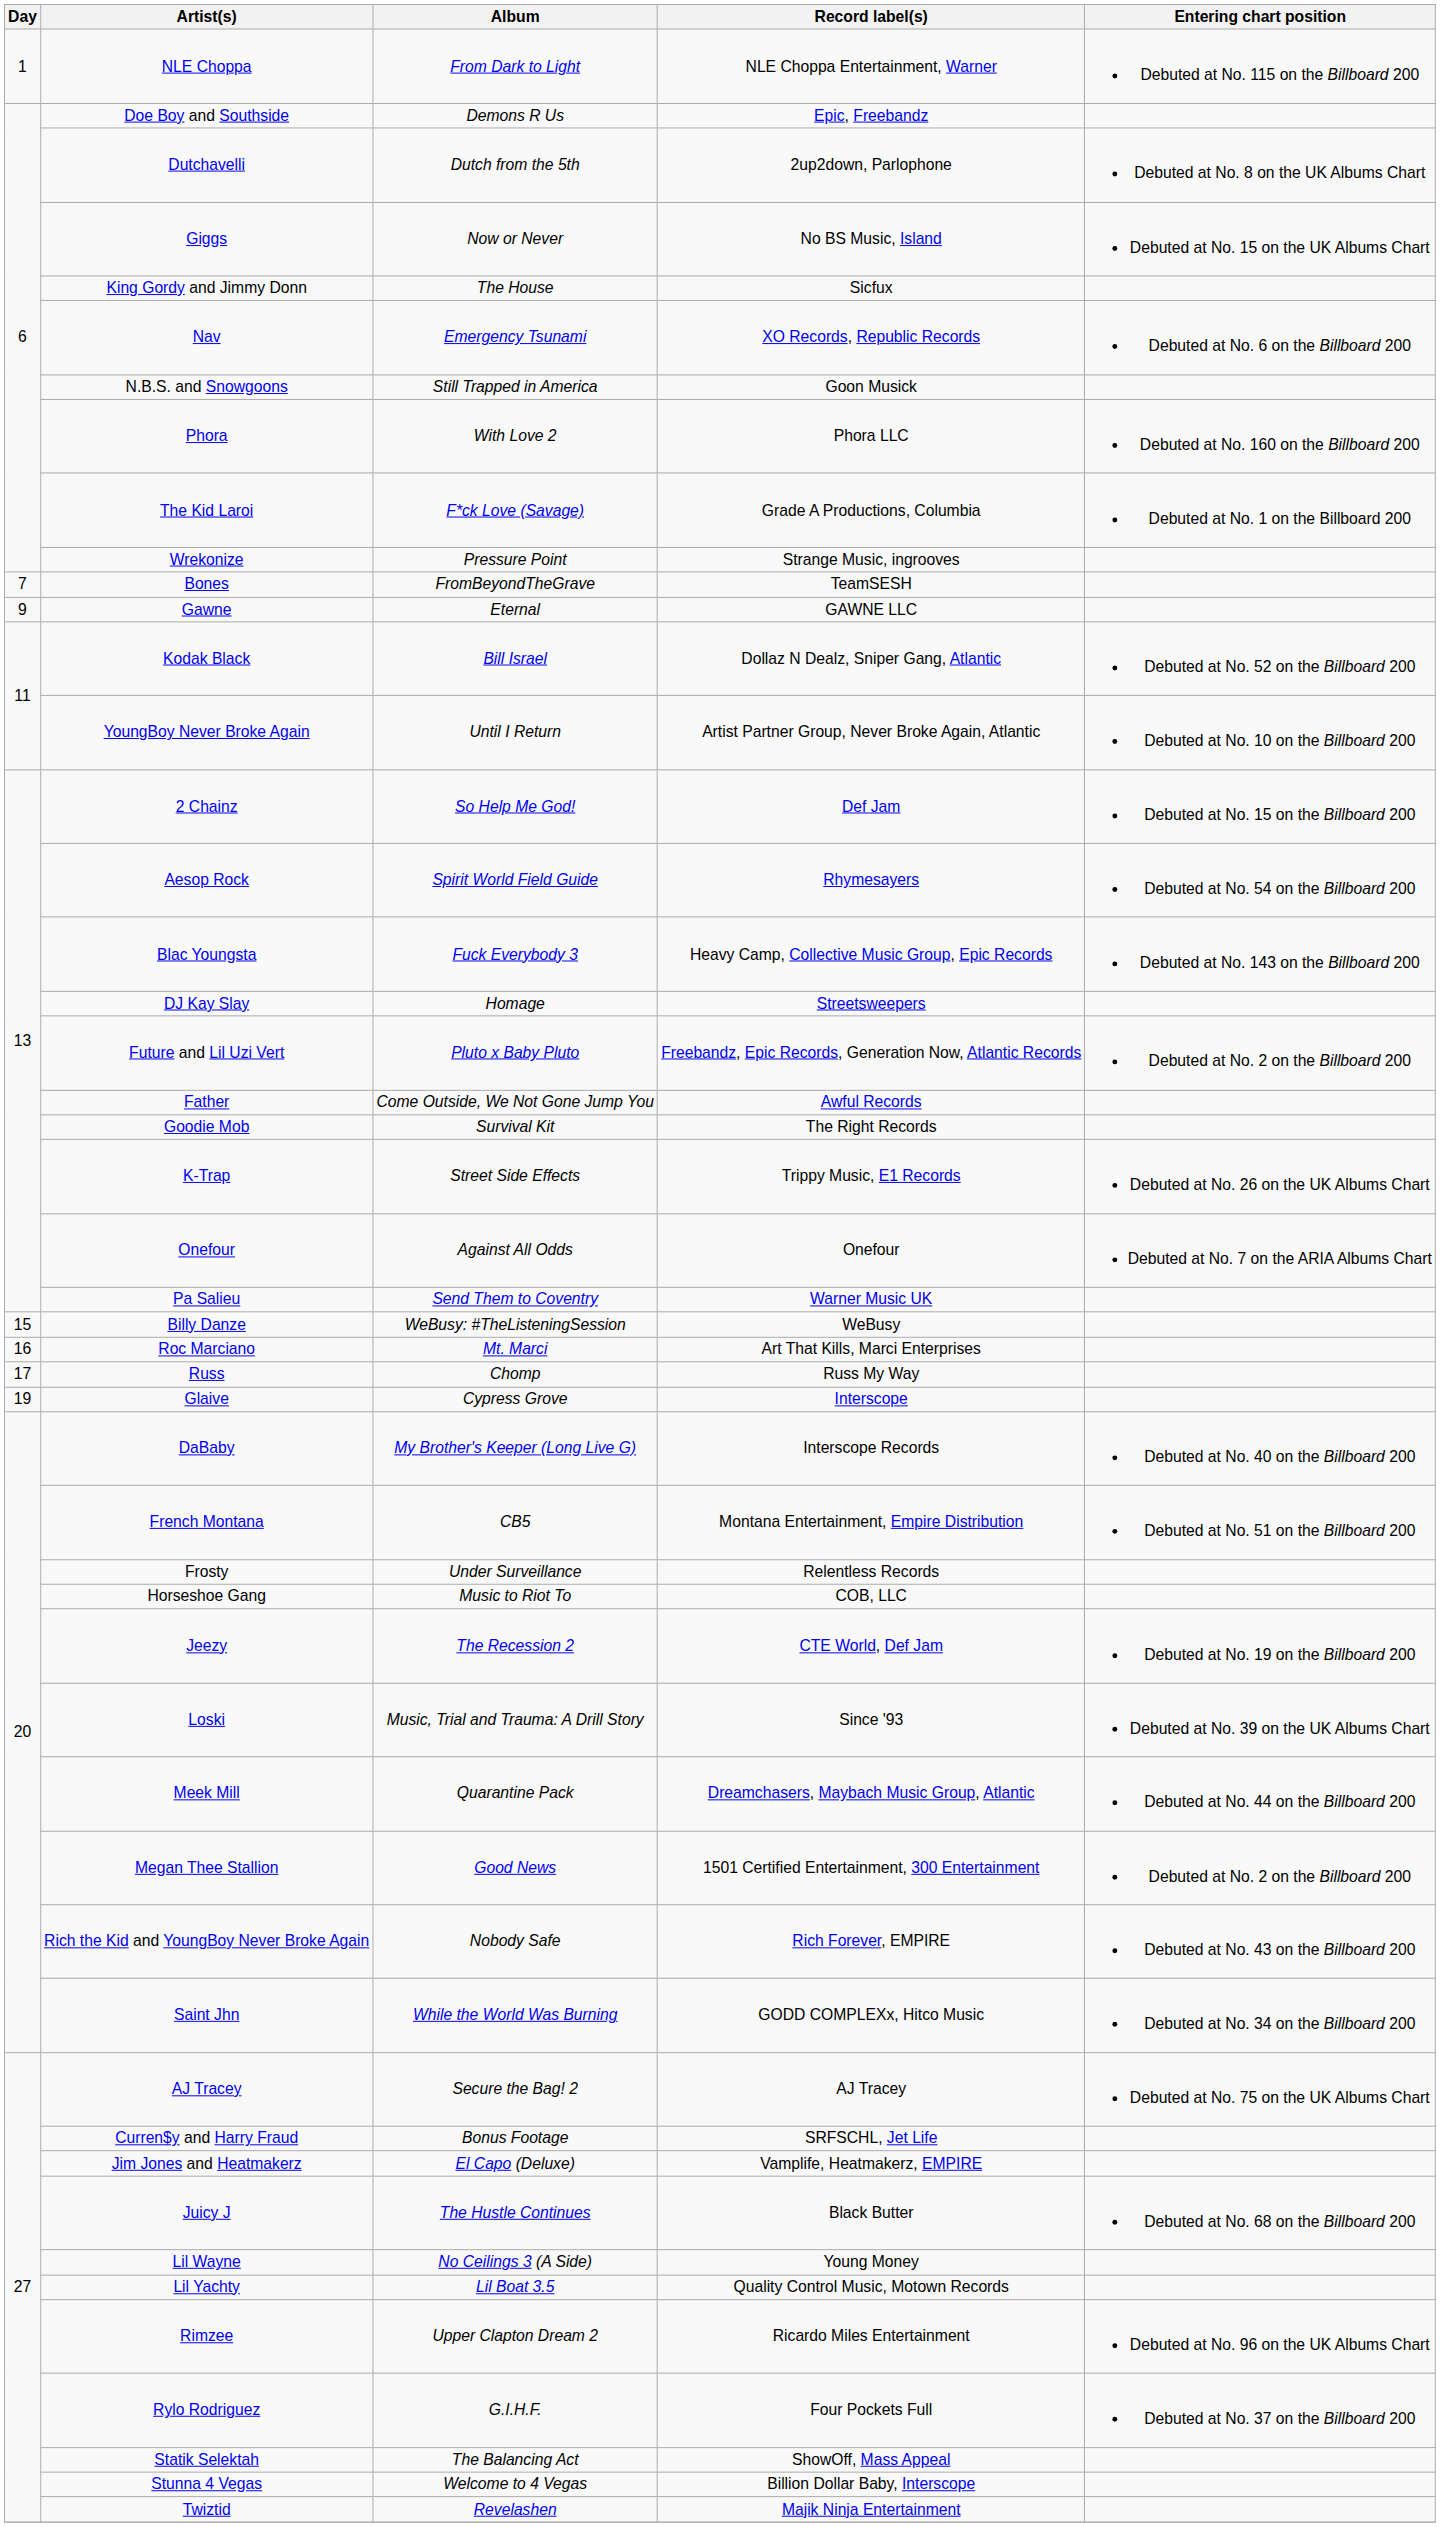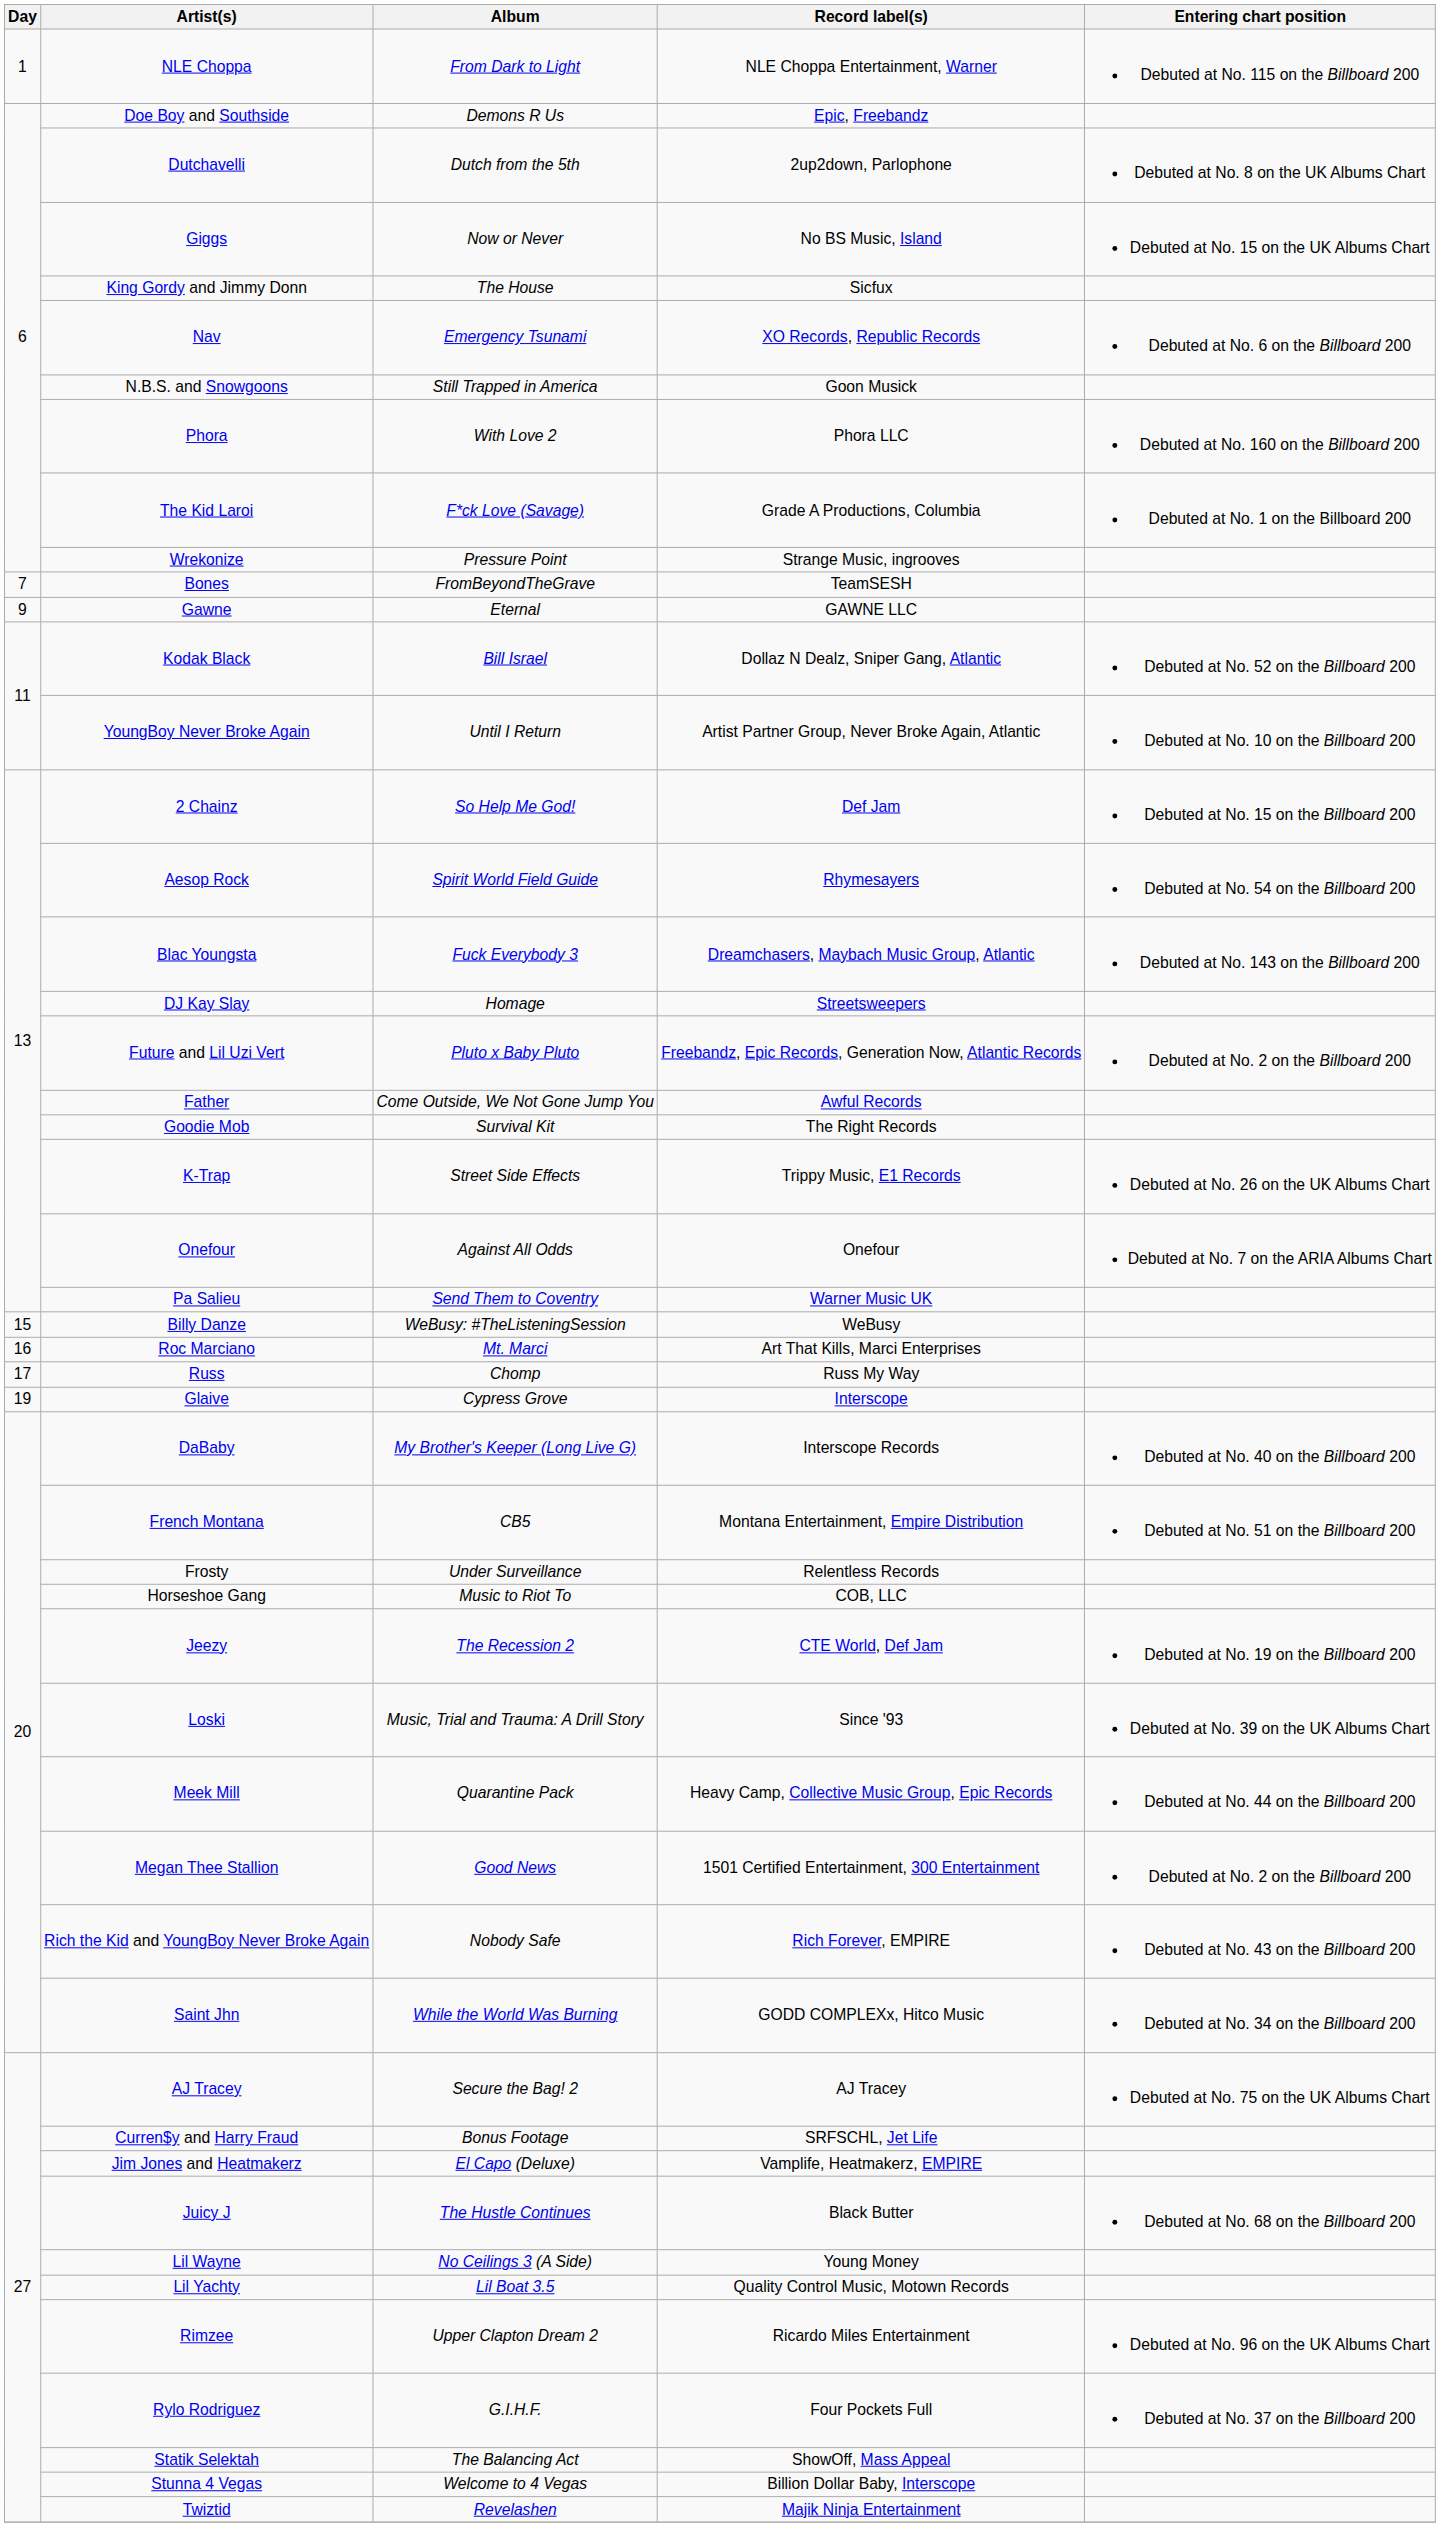(871, 954) Heavy Camp, Collective Music Group, Epic Records -> (871, 954) Dreamchasers, Maybach Music Group, Atlantic
(871, 1793) Dreamchasers, Maybach Music Group, Atlantic -> (871, 1793) Heavy Camp, Collective Music Group, Epic Records
